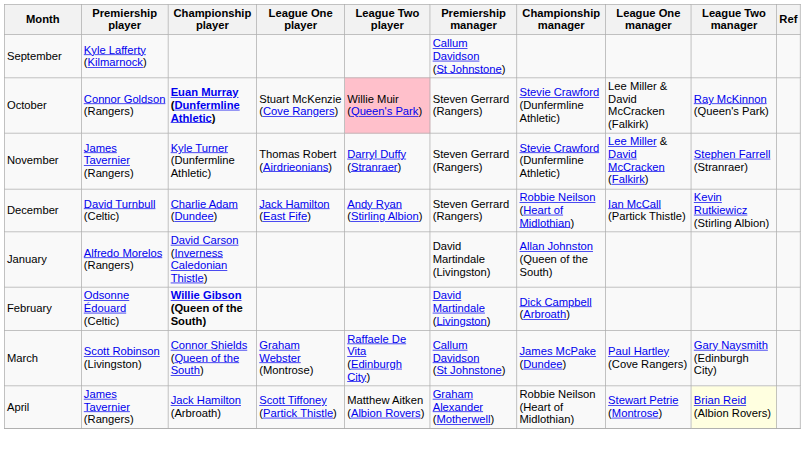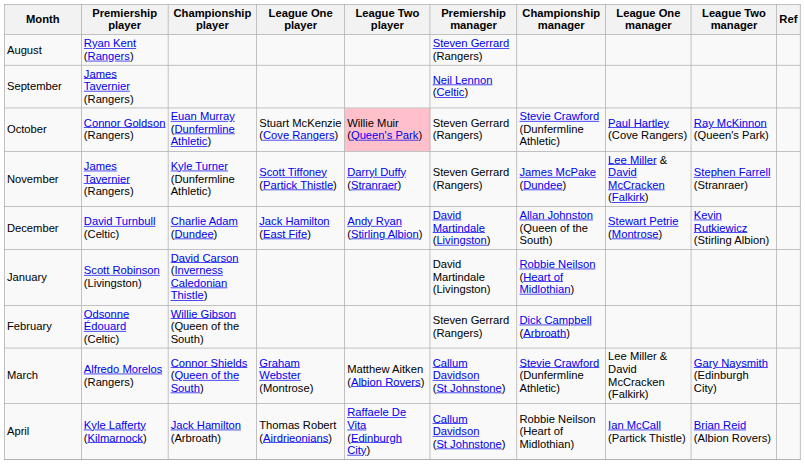+ row: (24, 50)
(115, 56) Kyle Lafferty (Kilmarnock) -> (109, 86) James Tavernier (Rangers)
(469, 56) Callum Davidson (St Johnstone) -> (463, 86) Neil Lennon (Celtic)
(205, 105) bold -> (203, 129) normal
(638, 105) Lee Miller & David McCracken (Falkirk) -> (648, 129) Paul Hartley (Cove Rangers)
(298, 161) Thomas Robert (Airdrieonians) -> (298, 178) Scott Tiffoney (Partick Thistle)
(559, 161) Stevie Crawford (Dunfermline Athletic) -> (558, 178) James McPake (Dundee)
(471, 210) Steven Gerrard (Rangers) -> (462, 228) David Martindale (Livingston)
(557, 210) Robbie Neilson (Heart of Midlothian) -> (556, 228) Allan Johnston (Queen of the South)
(647, 210) Ian McCall (Partick Thistle) -> (643, 228) Stewart Petrie (Montrose)
(123, 259) Alfredo Morelos (Rangers) -> (122, 277) Scott Robinson (Livingston)
(556, 259) Allan Johnston (Queen of the South) -> (557, 277) Robbie Neilson (Heart of Midlothian)
(207, 308) bold -> (205, 326) normal
(462, 308) David Martindale (Livingston) -> (471, 326) Steven Gerrard (Rangers)
(122, 358) Scott Robinson (Livingston) -> (123, 375) Alfredo Morelos (Rangers)
(377, 358) Raffaele De Vita (Edinburgh City) -> (386, 375) Matthew Aitken (Albion Rovers)
(558, 358) James McPake (Dundee) -> (559, 375) Stevie Crawford (Dunfermline Athletic)
(648, 358) Paul Hartley (Cove Rangers) -> (638, 375) Lee Miller & David McCracken (Falkirk)
(109, 407) James Tavernier (Rangers) -> (115, 431) Kyle Lafferty (Kilmarnock)
(298, 407) Scott Tiffoney (Partick Thistle) -> (298, 431) Thomas Robert (Airdrieonians)
(386, 407) Matthew Aitken (Albion Rovers) -> (377, 431) Raffaele De Vita (Edinburgh City)
(463, 407) Graham Alexander (Motherwell) -> (469, 431) Callum Davidson (St Johnstone)
(643, 407) Stewart Petrie (Montrose) -> (647, 431) Ian McCall (Partick Thistle)
(732, 407) lightyellow background -> (732, 431) no background
